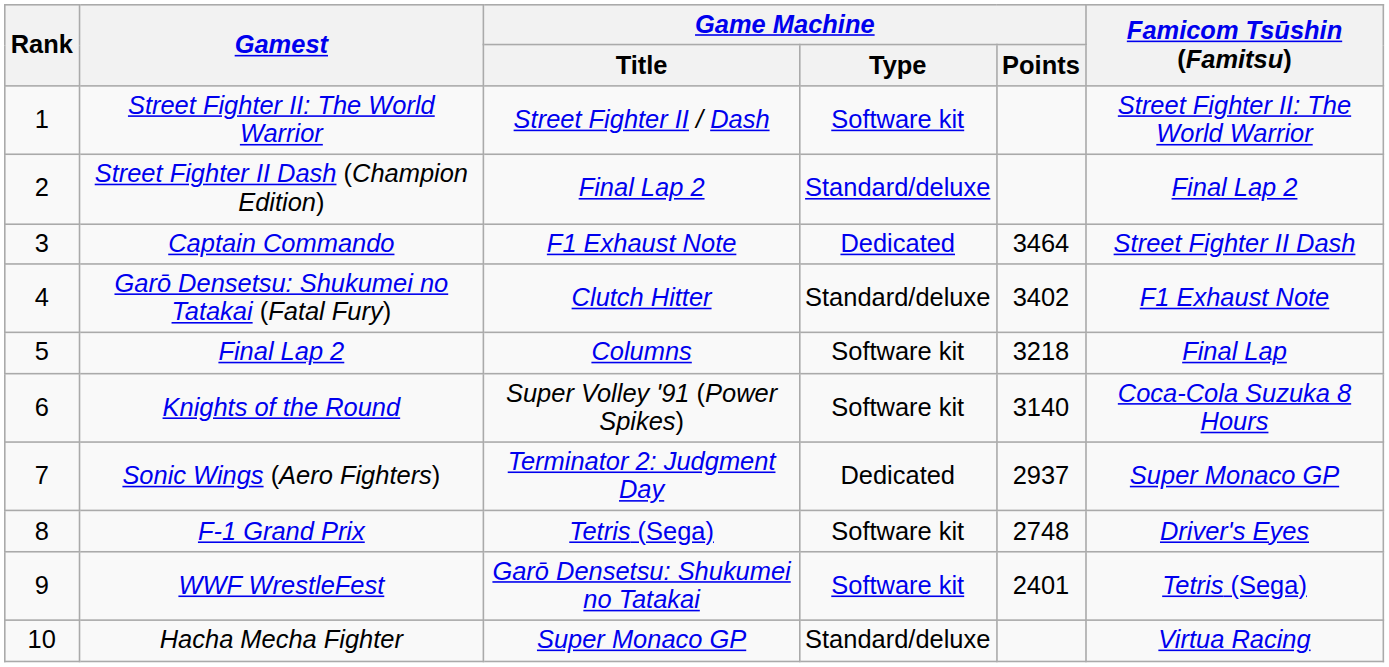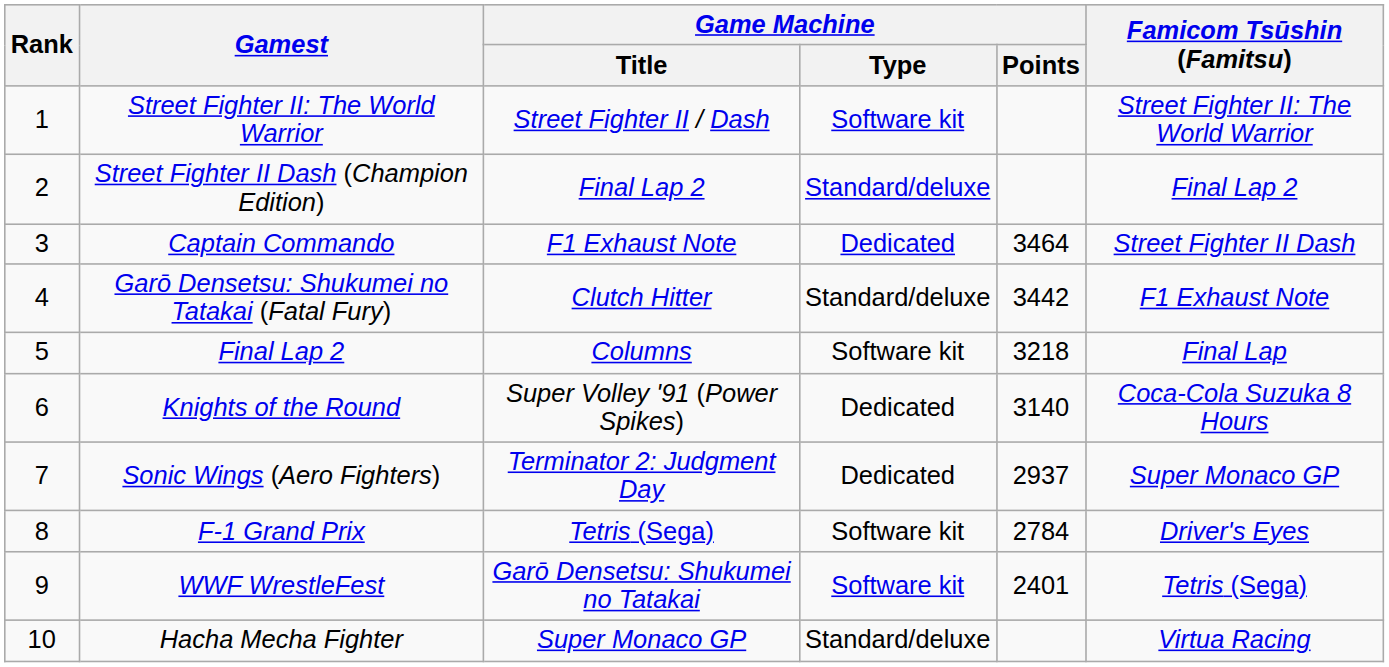(1041, 297) 3402 -> (1041, 297) 3442
(898, 407) Software kit -> (898, 407) Dedicated
(1041, 530) 2748 -> (1041, 530) 2784
